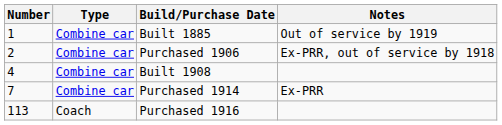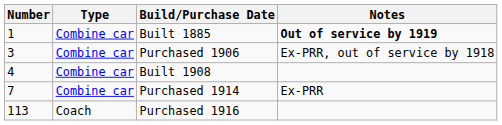(359, 33) normal -> (359, 33) bold
(11, 53) 2 -> (11, 53) 3
